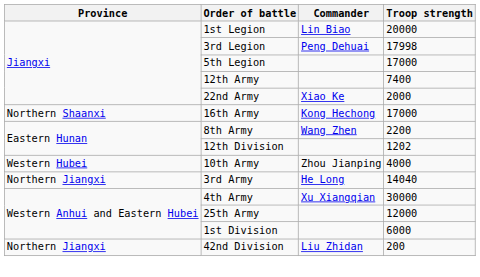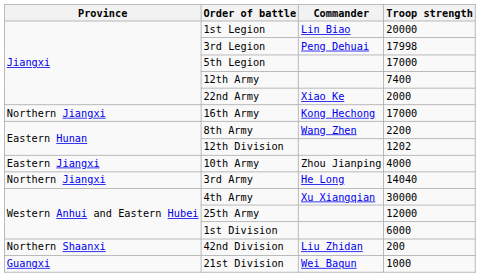(56, 113) Northern Shaanxi -> (56, 113) Northern Jiangxi
(47, 163) Western Hubei -> (53, 163) Eastern Jiangxi
(56, 247) Northern Jiangxi -> (56, 247) Northern Shaanxi
+ row: (244, 264)
